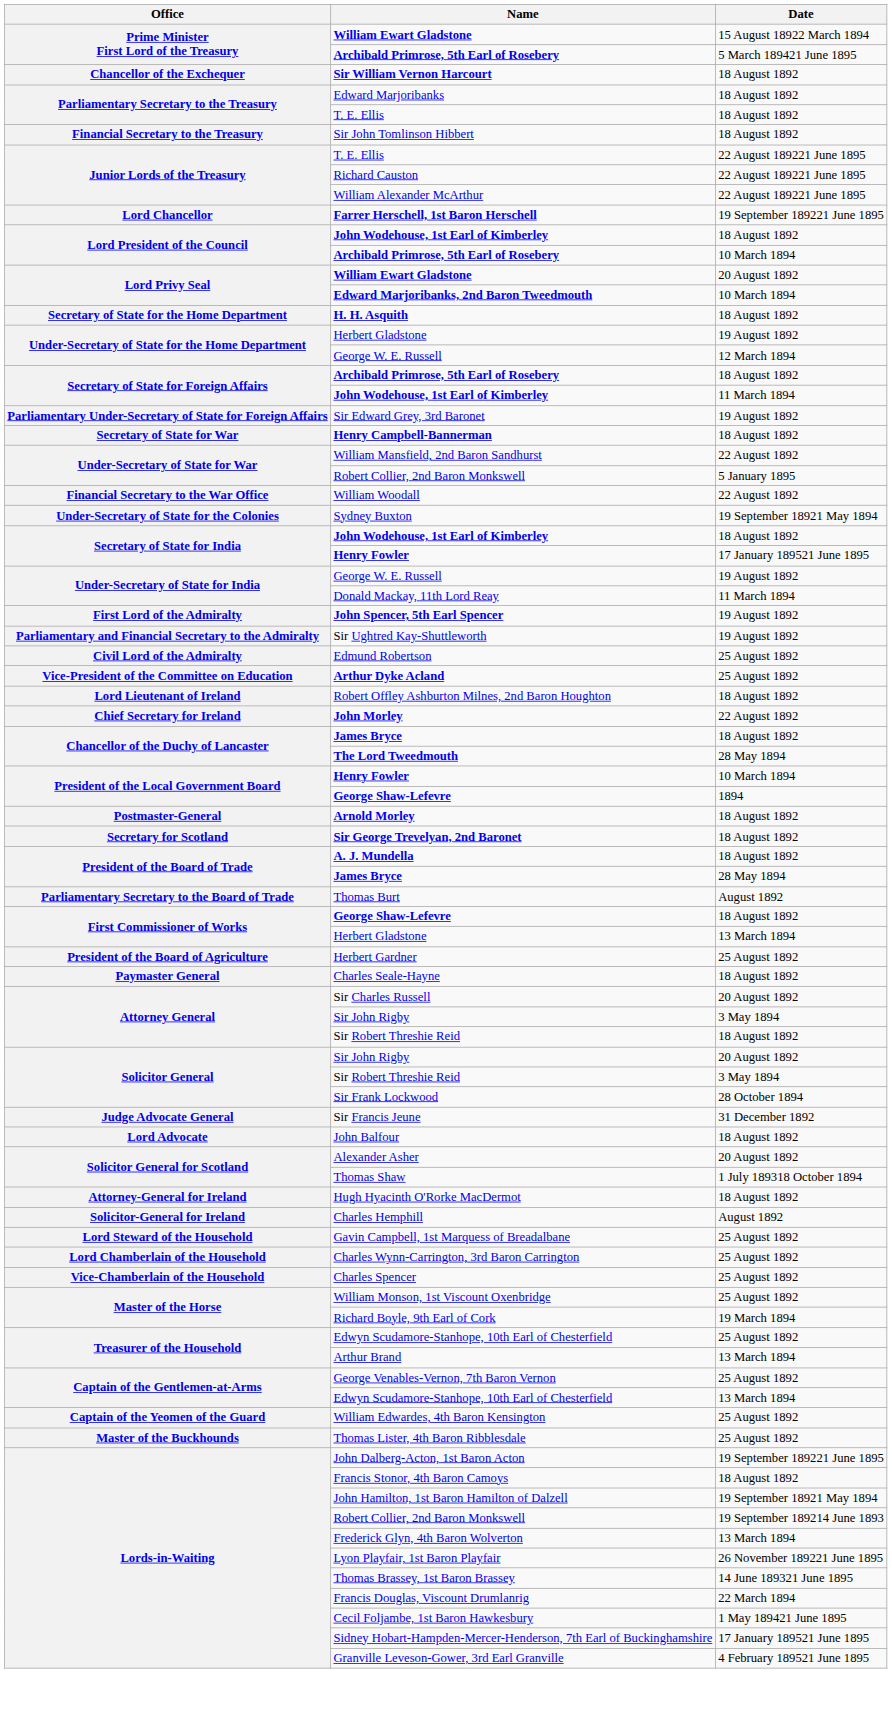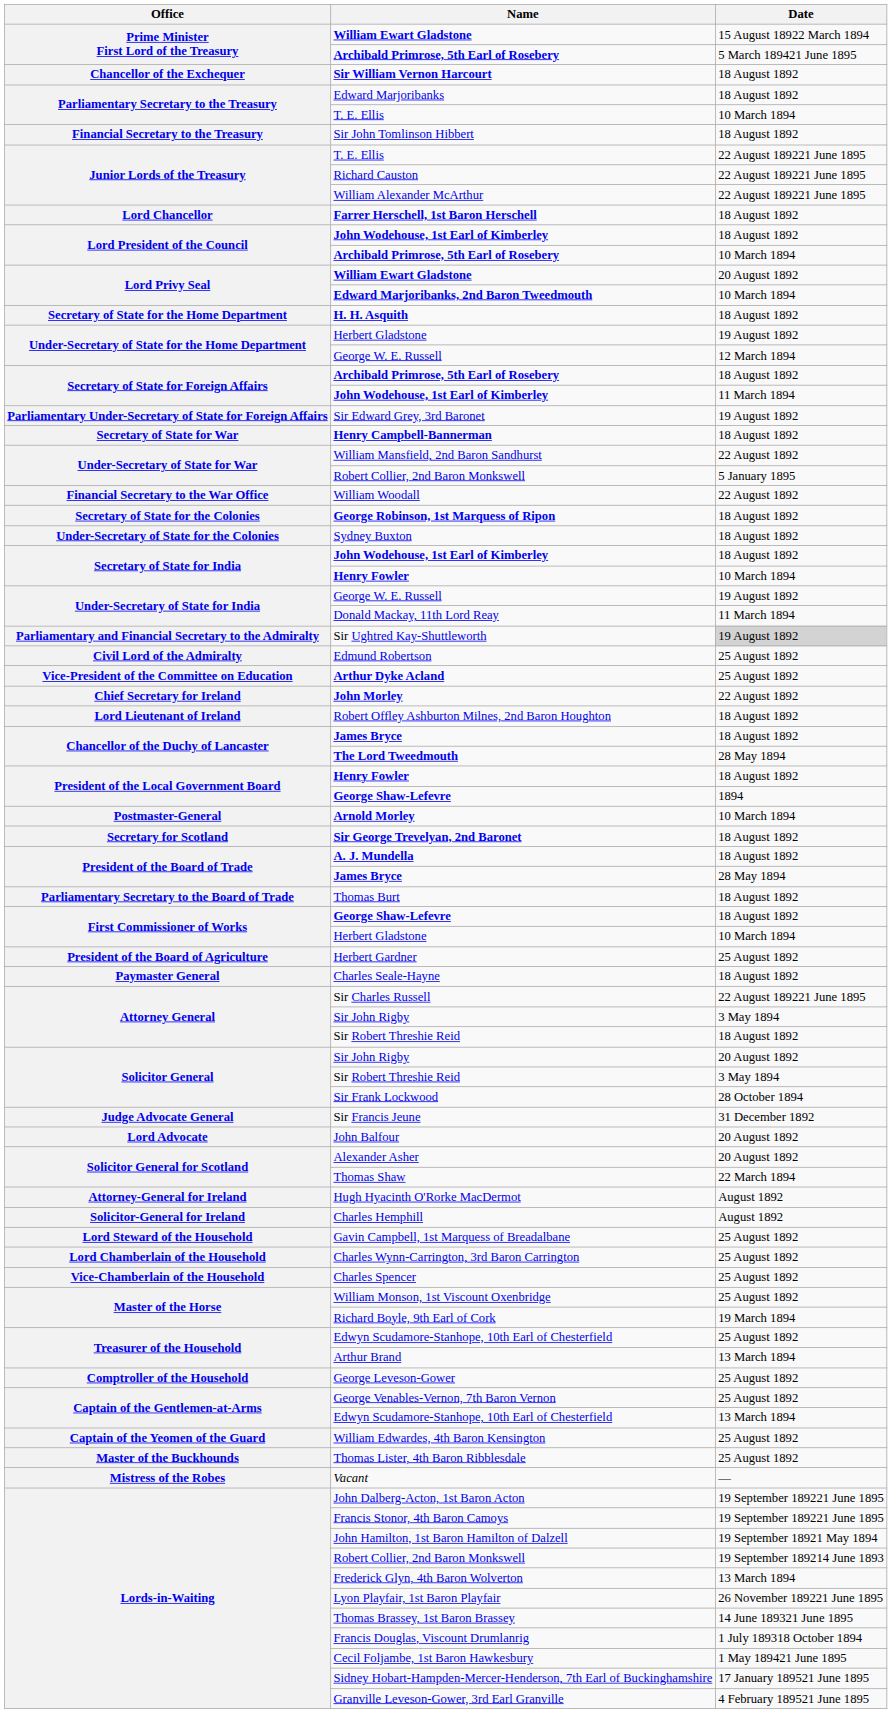(758, 114) 18 August 1892 -> (757, 114) 10 March 1894
(801, 214) 19 September 189221 June 1895 -> (758, 214) 18 August 1892
+ row: (167, 515)
(798, 515) 19 September 18921 May 1894 -> (758, 535) 18 August 1892
(794, 555) 17 January 189521 June 1895 -> (757, 575) 10 March 1894
- row: (167, 615)
(758, 635) no background -> (758, 635) lightgrey background
rows swapped: (167, 716) <-> (167, 696)
(757, 776) 10 March 1894 -> (758, 776) 18 August 1892
(758, 816) 18 August 1892 -> (757, 816) 10 March 1894
(751, 896) August 1892 -> (758, 896) 18 August 1892
(757, 936) 13 March 1894 -> (757, 936) 10 March 1894
(758, 996) 20 August 1892 -> (792, 996) 22 August 189221 June 1895
(758, 1137) 18 August 1892 -> (758, 1137) 20 August 1892
(790, 1177) 1 July 189318 October 1894 -> (757, 1177) 22 March 1894
(758, 1197) 18 August 1892 -> (751, 1197) August 1892
+ row: (167, 1377)
+ row: (167, 1477)
(758, 1477) 18 August 1892 -> (801, 1517) 19 September 189221 June 1895
(757, 1598) 22 March 1894 -> (790, 1638) 1 July 189318 October 1894
